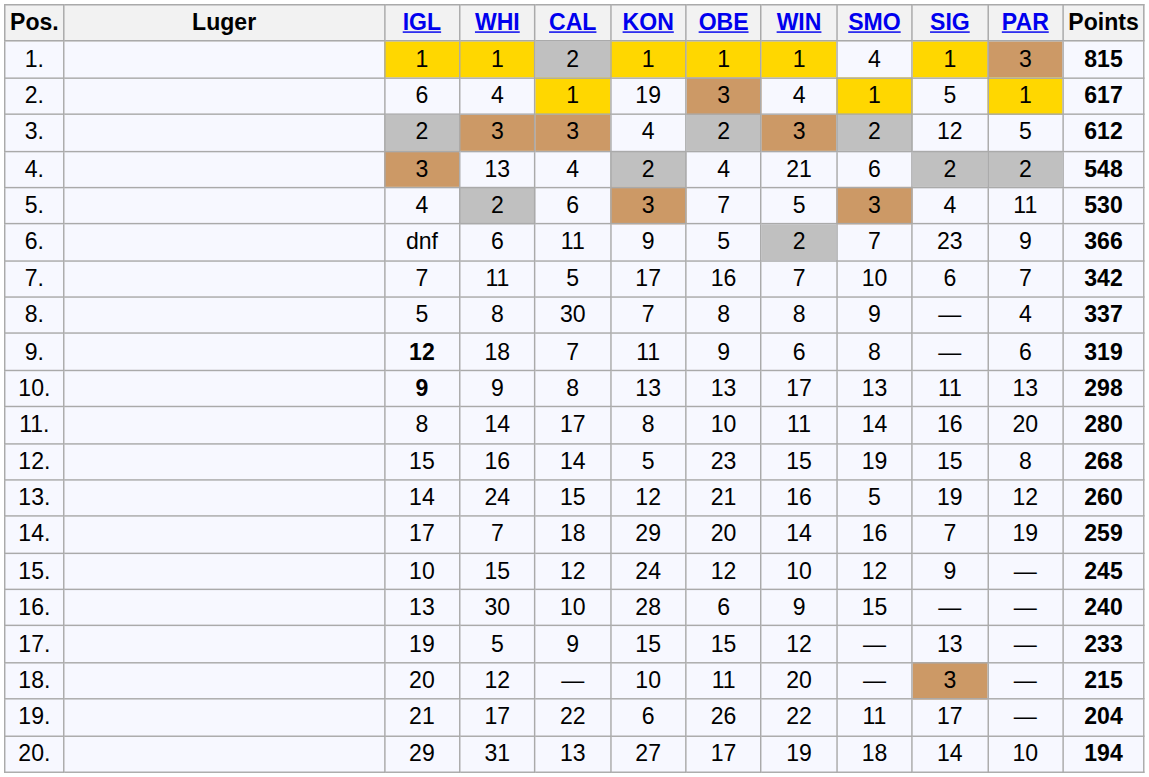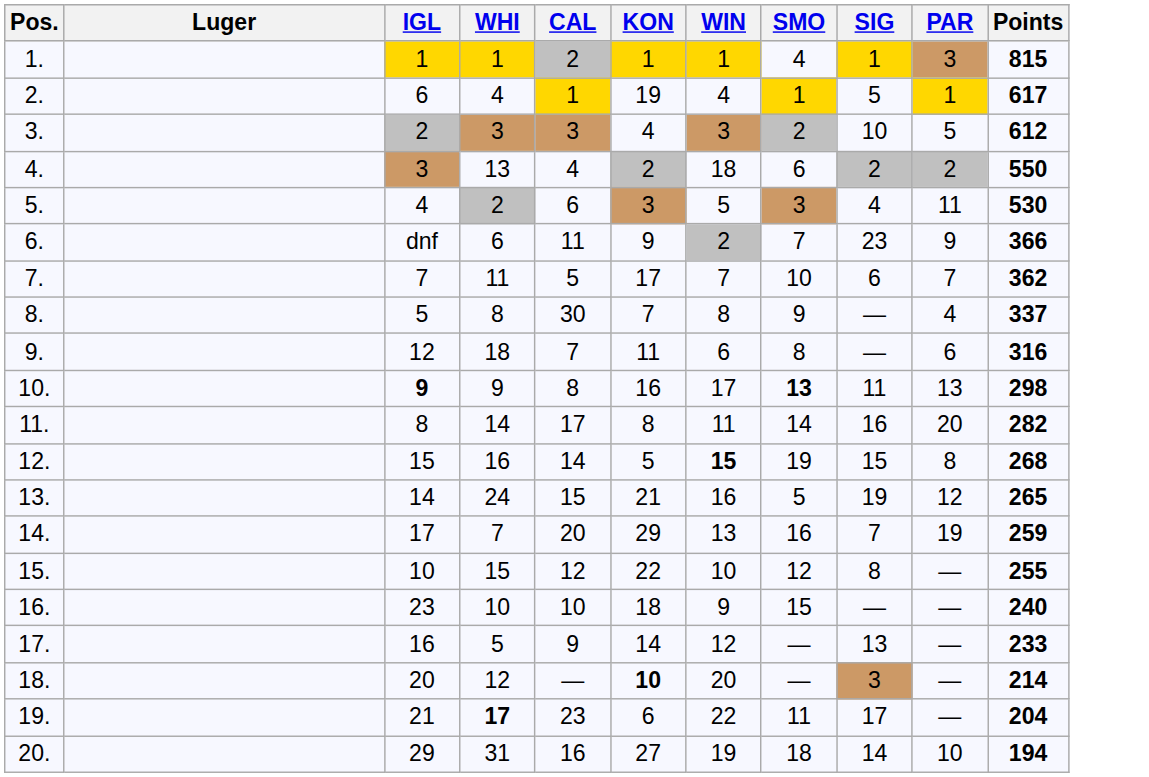- column: (724, 22)
(950, 132) 12 -> (874, 132) 10
(799, 168) 21 -> (724, 168) 18
(1104, 168) 548 -> (1028, 168) 550
(1104, 278) 342 -> (1028, 278) 362
(422, 351) bold -> (422, 351) normal
(1104, 351) 319 -> (1028, 351) 316
(648, 388) 13 -> (648, 388) 16
(874, 388) normal -> (799, 388) bold
(1104, 424) 280 -> (1028, 424) 282
(799, 461) normal -> (724, 461) bold
(648, 497) 12 -> (648, 497) 21
(1104, 497) 260 -> (1028, 497) 265
(573, 534) 18 -> (573, 534) 20
(799, 534) 14 -> (724, 534) 13
(648, 570) 24 -> (648, 570) 22
(950, 570) 9 -> (874, 570) 8
(1104, 570) 245 -> (1028, 570) 255
(422, 607) 13 -> (422, 607) 23
(497, 607) 30 -> (497, 607) 10
(648, 607) 28 -> (648, 607) 18
(422, 643) 19 -> (422, 643) 16
(648, 643) 15 -> (648, 643) 14
(648, 680) normal -> (648, 680) bold
(1104, 680) 215 -> (1028, 680) 214
(497, 717) normal -> (497, 717) bold
(573, 717) 22 -> (573, 717) 23
(573, 753) 13 -> (573, 753) 16
